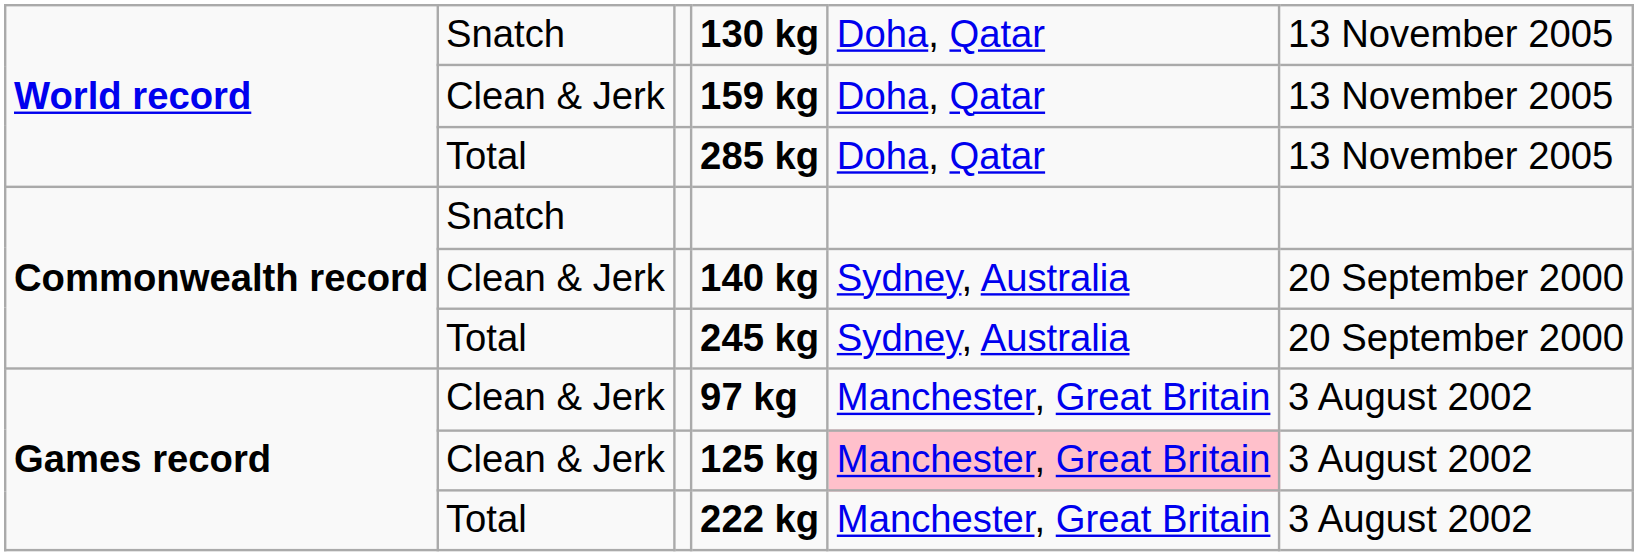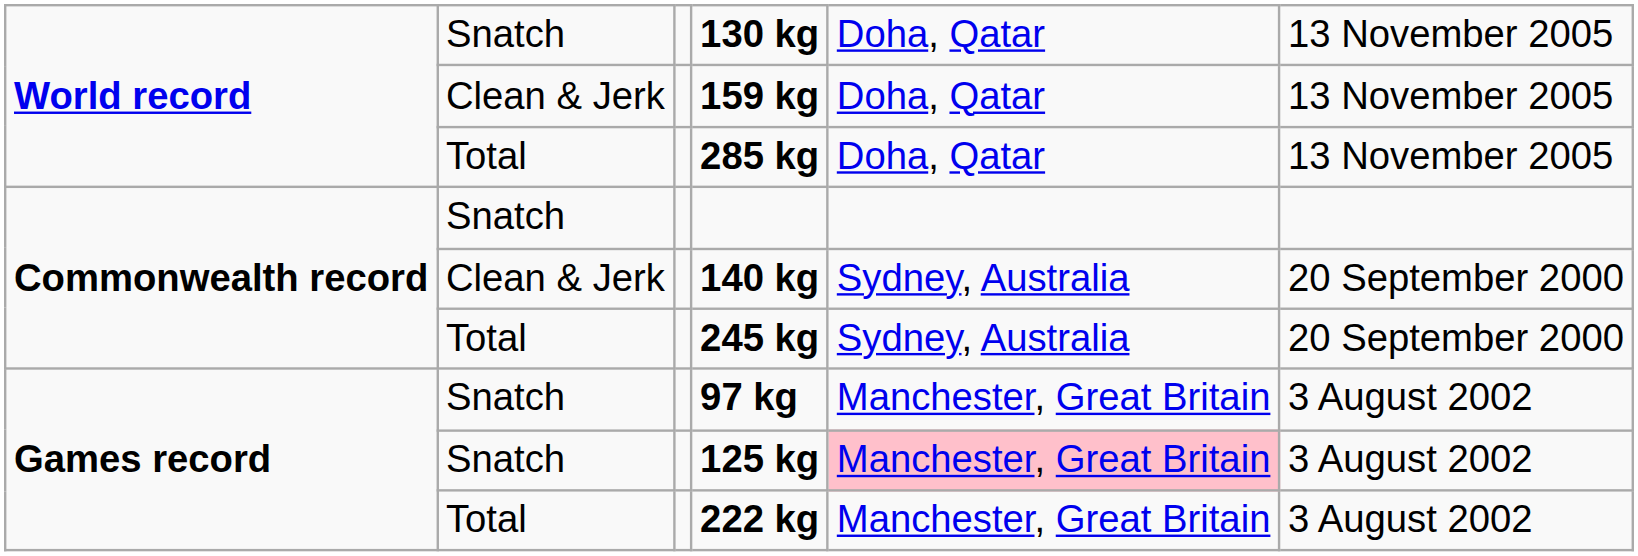(555, 398) Clean & Jerk -> (505, 398) Snatch
(555, 459) Clean & Jerk -> (505, 459) Snatch
